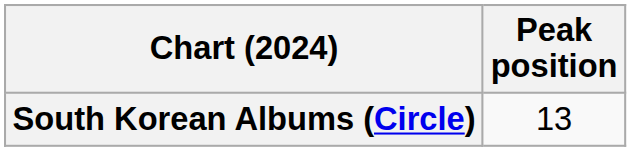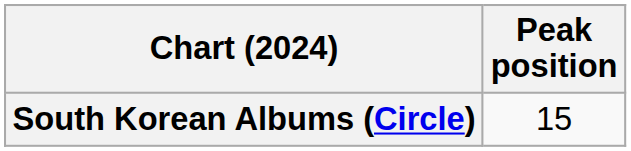(554, 118) 13 -> (554, 118) 15
